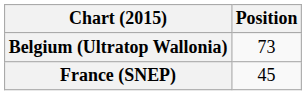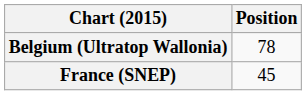(267, 47) 73 -> (267, 47) 78
